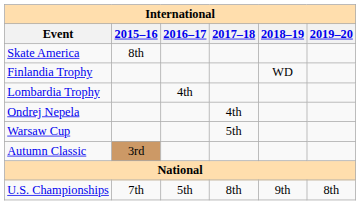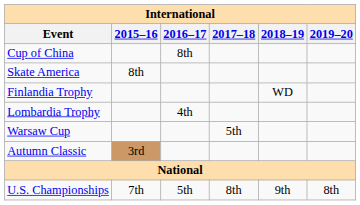+ row: (40, 53)
- row: (43, 111)
